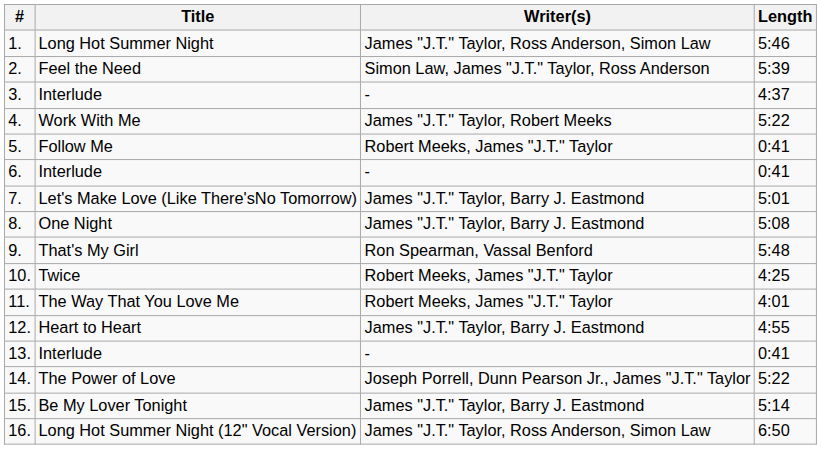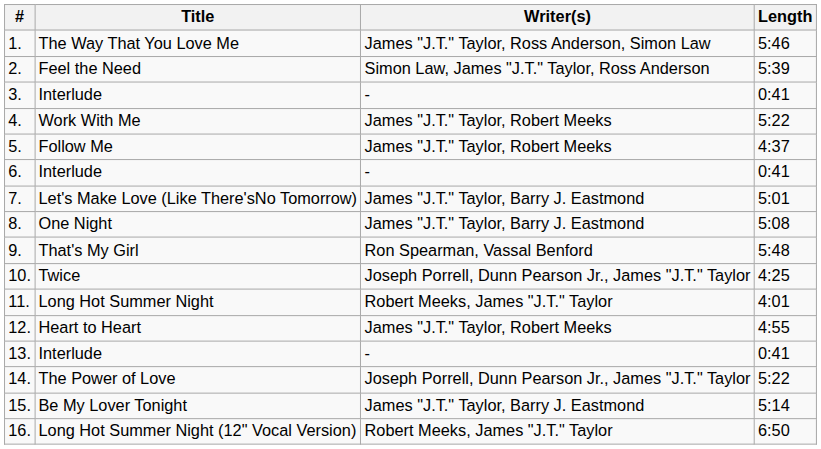(126, 43) Long Hot Summer Night -> (139, 43) The Way That You Love Me
(774, 95) 4:37 -> (774, 95) 0:41
(489, 146) Robert Meeks, James "J.T." Taylor -> (488, 146) James "J.T." Taylor, Robert Meeks
(774, 146) 0:41 -> (774, 146) 4:37
(489, 276) Robert Meeks, James "J.T." Taylor -> (558, 276) Joseph Porrell, Dunn Pearson Jr., James "J.T." Taylor
(139, 302) The Way That You Love Me -> (126, 302) Long Hot Summer Night
(504, 328) James "J.T." Taylor, Barry J. Eastmond -> (488, 328) James "J.T." Taylor, Robert Meeks
(538, 431) James "J.T." Taylor, Ross Anderson, Simon Law -> (489, 431) Robert Meeks, James "J.T." Taylor
